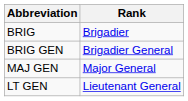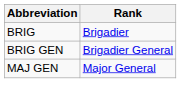- row: (27, 86)
